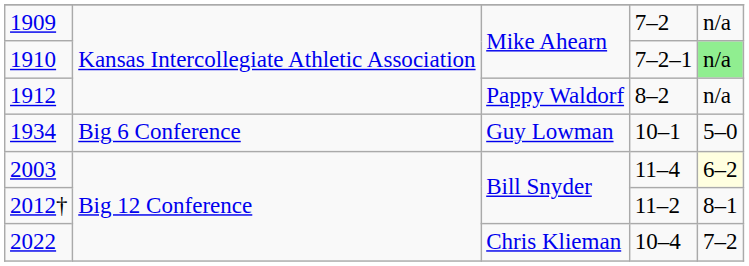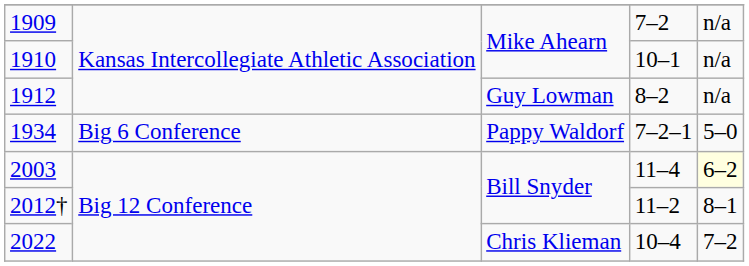(663, 59) 7–2–1 -> (658, 59) 10–1
(717, 59) lightgreen background -> (717, 59) no background
(555, 95) Pappy Waldorf -> (550, 95) Guy Lowman
(550, 132) Guy Lowman -> (555, 132) Pappy Waldorf
(658, 132) 10–1 -> (663, 132) 7–2–1
